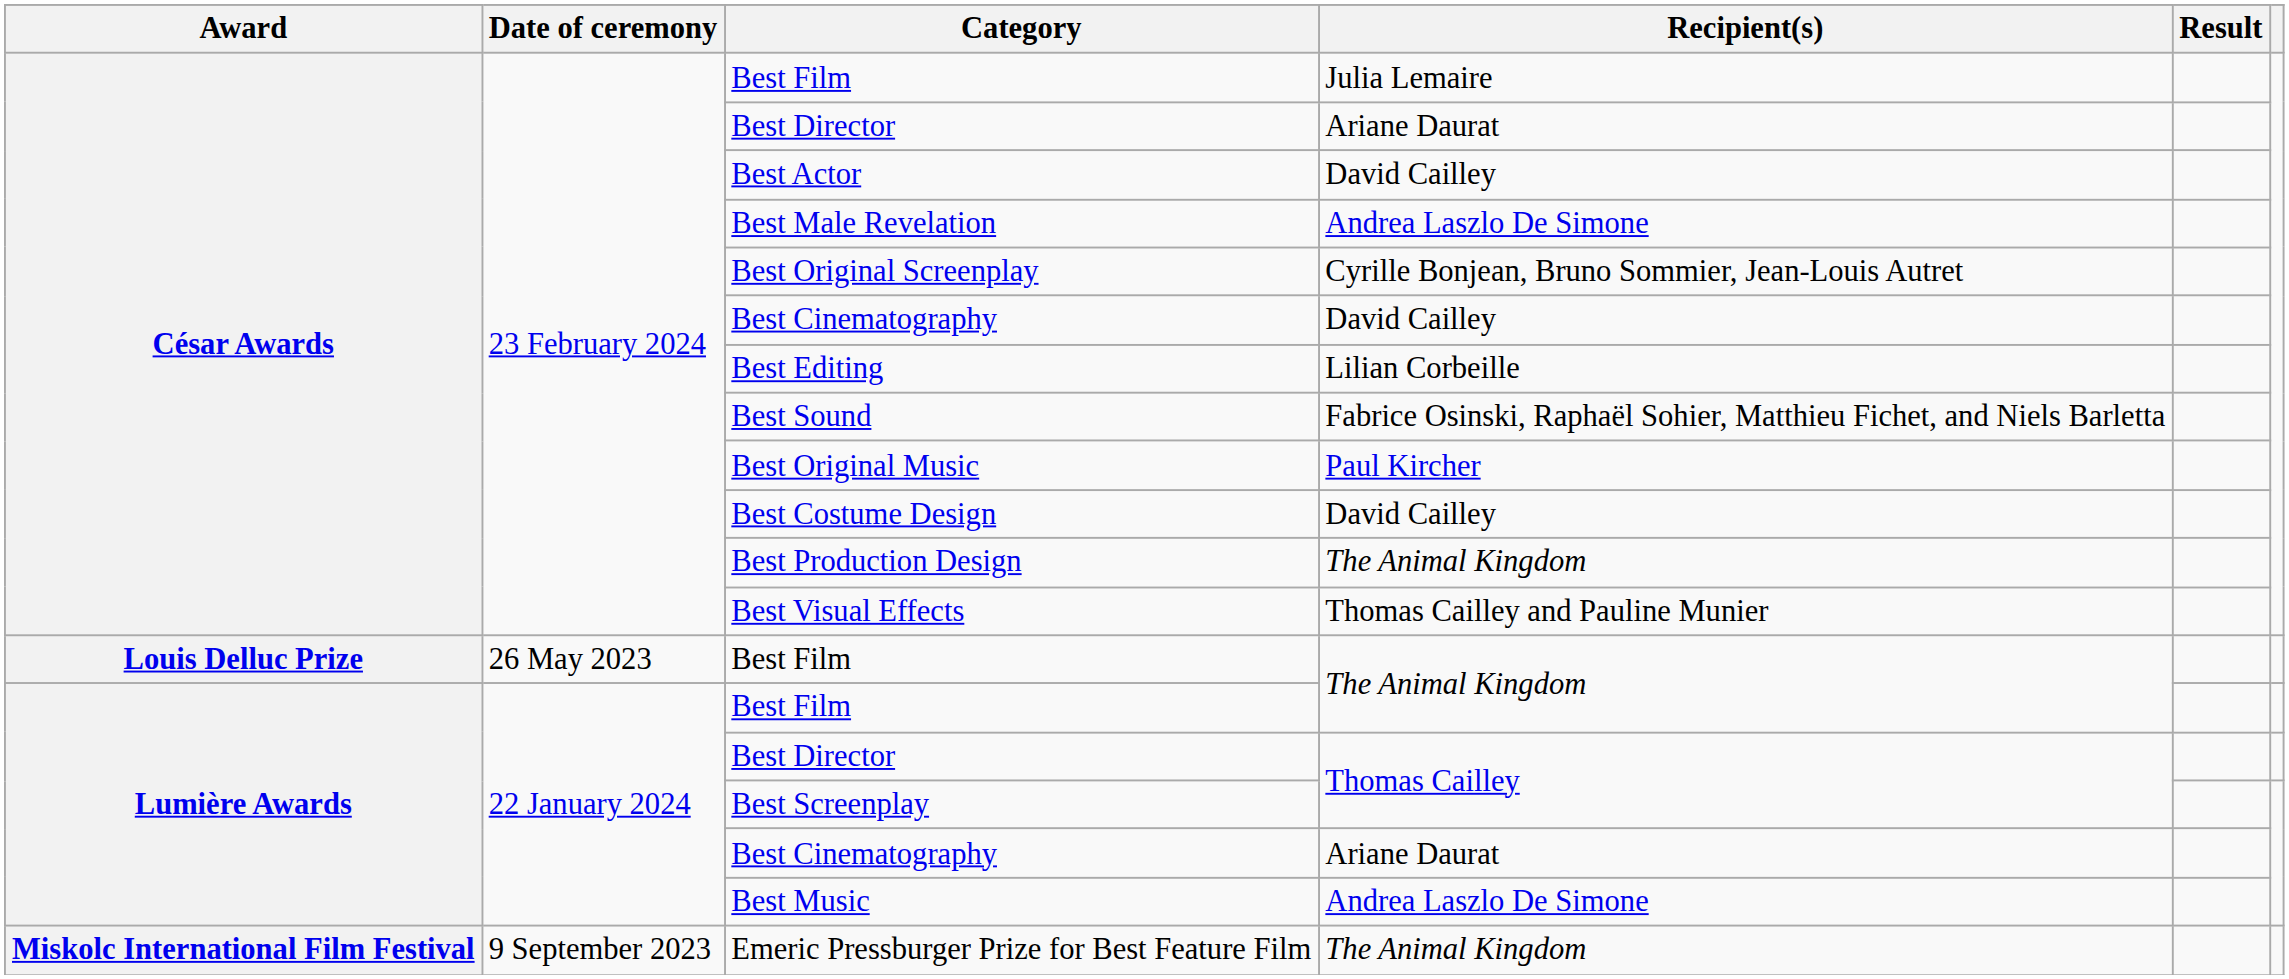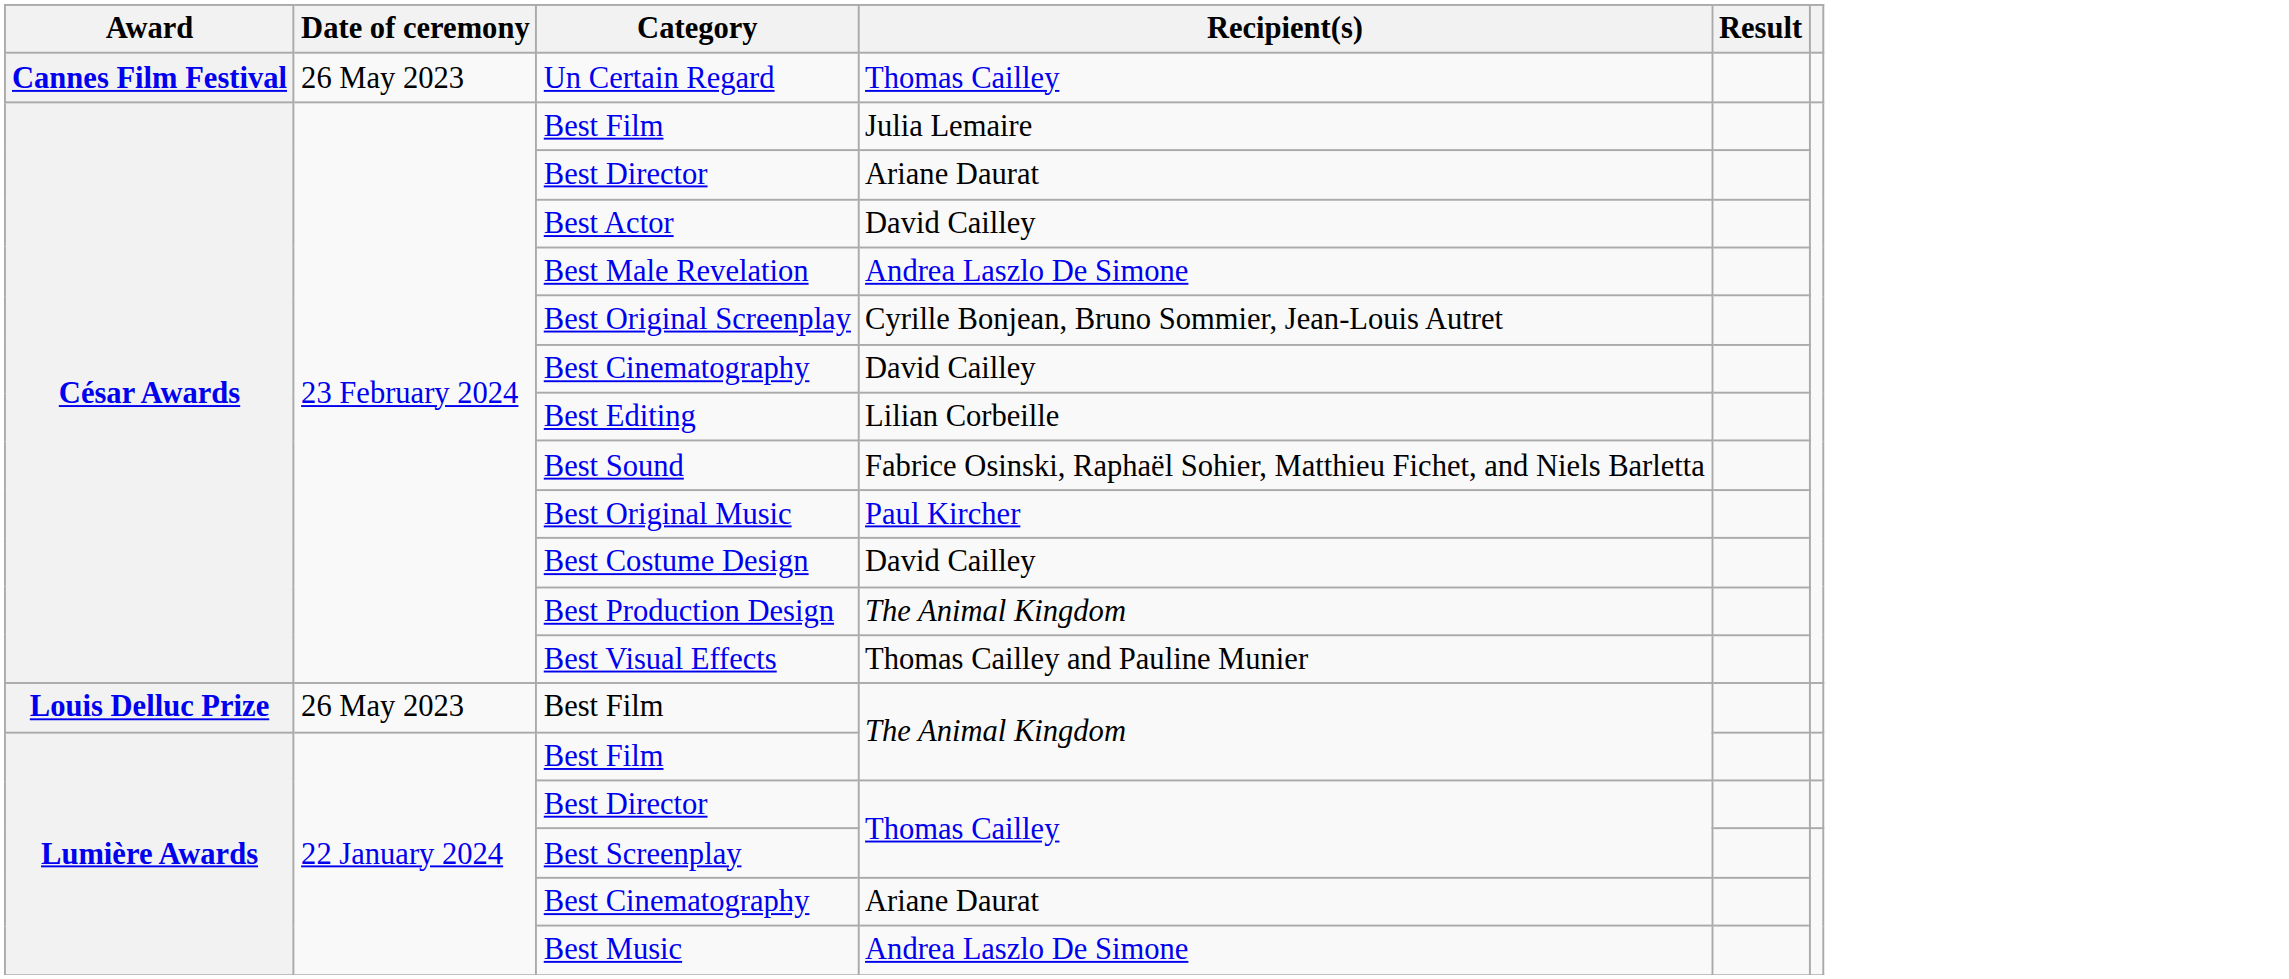+ row: (150, 77)
- row: (243, 949)
